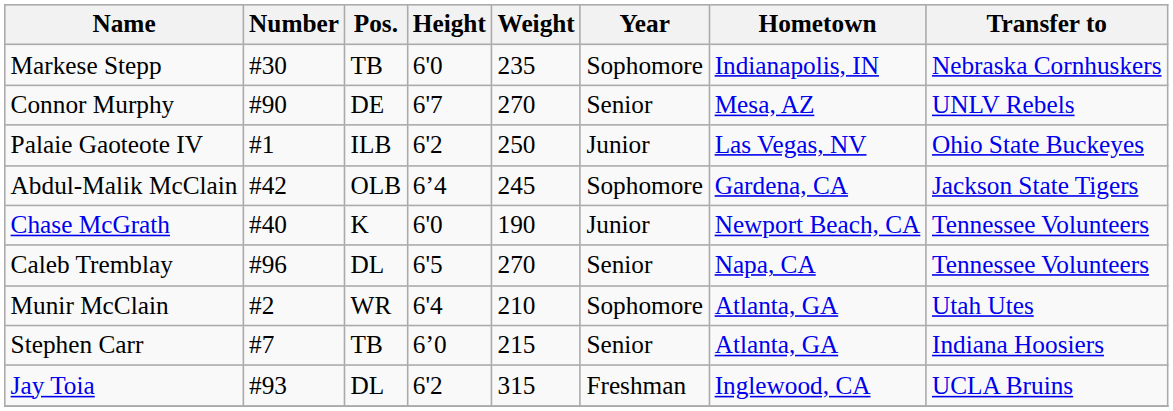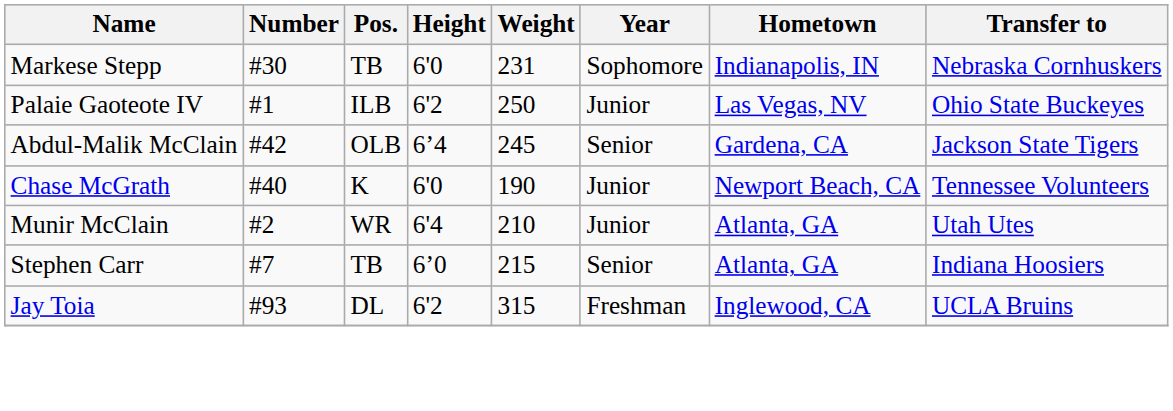(516, 64) 235 -> (516, 64) 231
- row: (92, 104)
(645, 184) Sophomore -> (619, 144) Senior
- row: (92, 265)
(645, 305) Sophomore -> (618, 225) Junior
